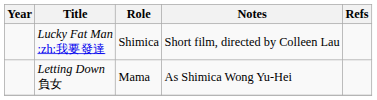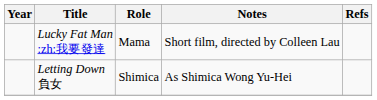(139, 41) Shimica -> (134, 41) Mama
(134, 77) Mama -> (139, 77) Shimica
